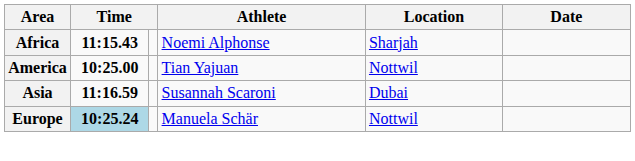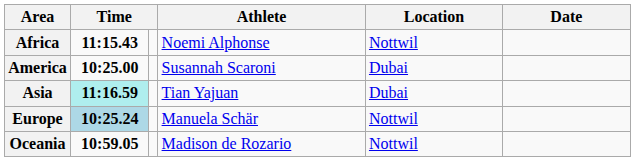(393, 42) Sharjah -> (393, 42) Nottwil
(200, 67) Tian Yajuan -> (219, 67) Susannah Scaroni
(393, 67) Nottwil -> (389, 67) Dubai
(110, 93) no background -> (110, 93) paleturquoise background
(219, 93) Susannah Scaroni -> (200, 93) Tian Yajuan
+ row: (38, 144)
